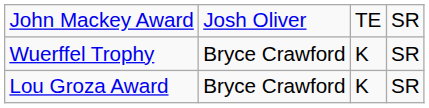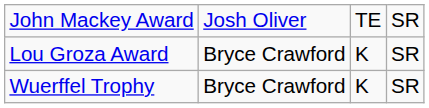rows swapped: (89, 86) <-> (82, 53)
